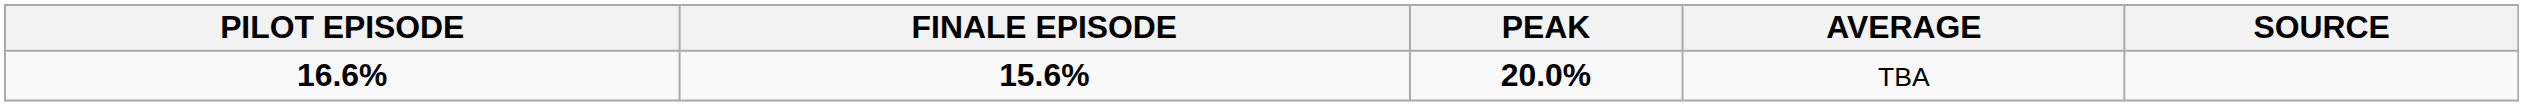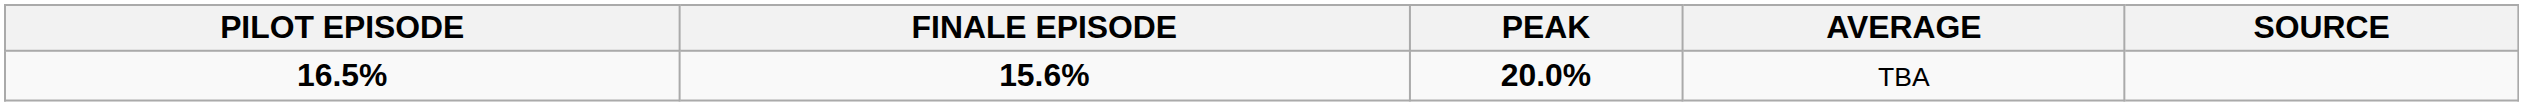(342, 75) 16.6% -> (342, 75) 16.5%
